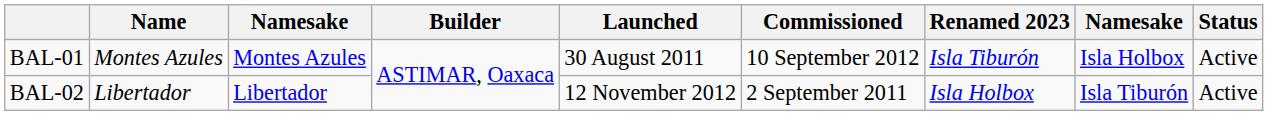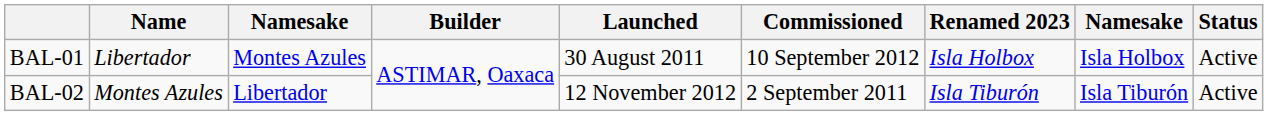(159, 57) Montes Azules -> (142, 57) Libertador
(984, 57) Isla Tiburón -> (982, 57) Isla Holbox
(142, 92) Libertador -> (159, 92) Montes Azules
(982, 92) Isla Holbox -> (984, 92) Isla Tiburón
